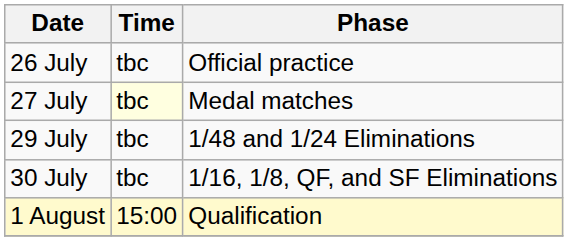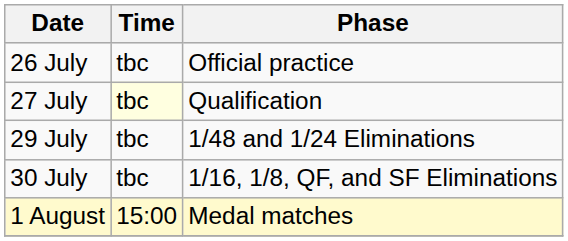(271, 100) Medal matches -> (255, 100) Qualification
(255, 216) Qualification -> (271, 216) Medal matches
